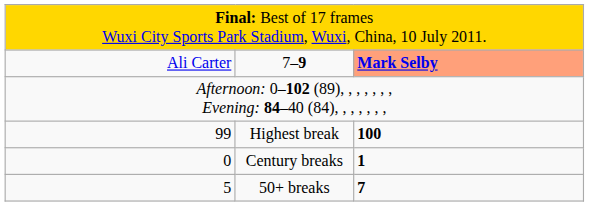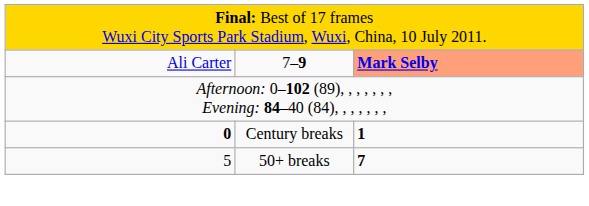- row: (294, 134)
(227, 161) normal -> (227, 134) bold
